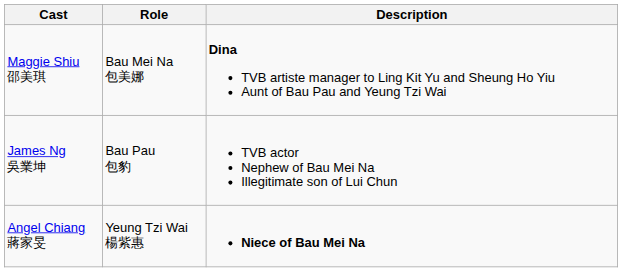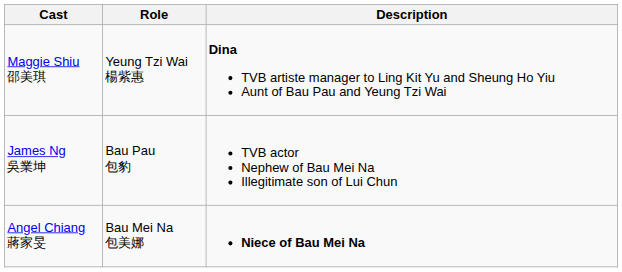(139, 69) Bau Mei Na 包美娜 -> (147, 69) Yeung Tzi Wai 楊紫惠
(147, 235) Yeung Tzi Wai 楊紫惠 -> (139, 235) Bau Mei Na 包美娜
